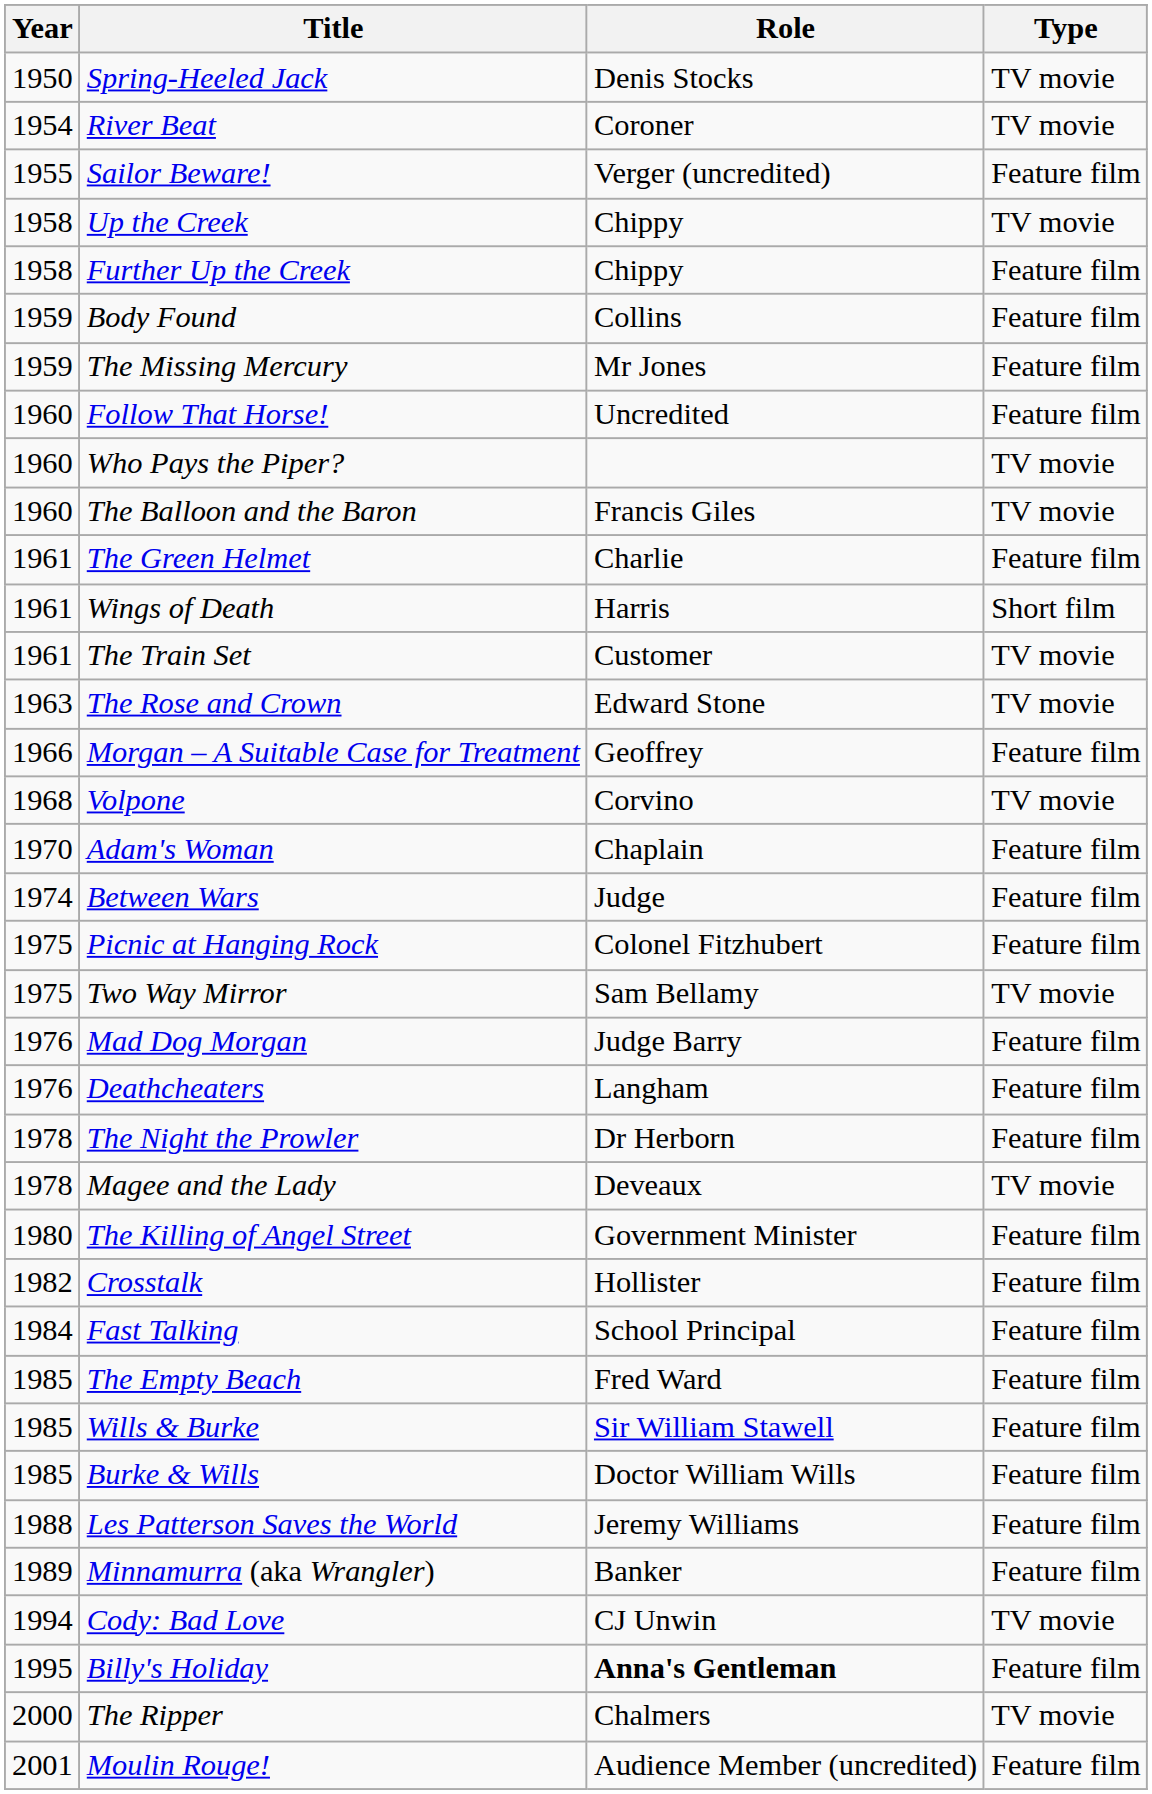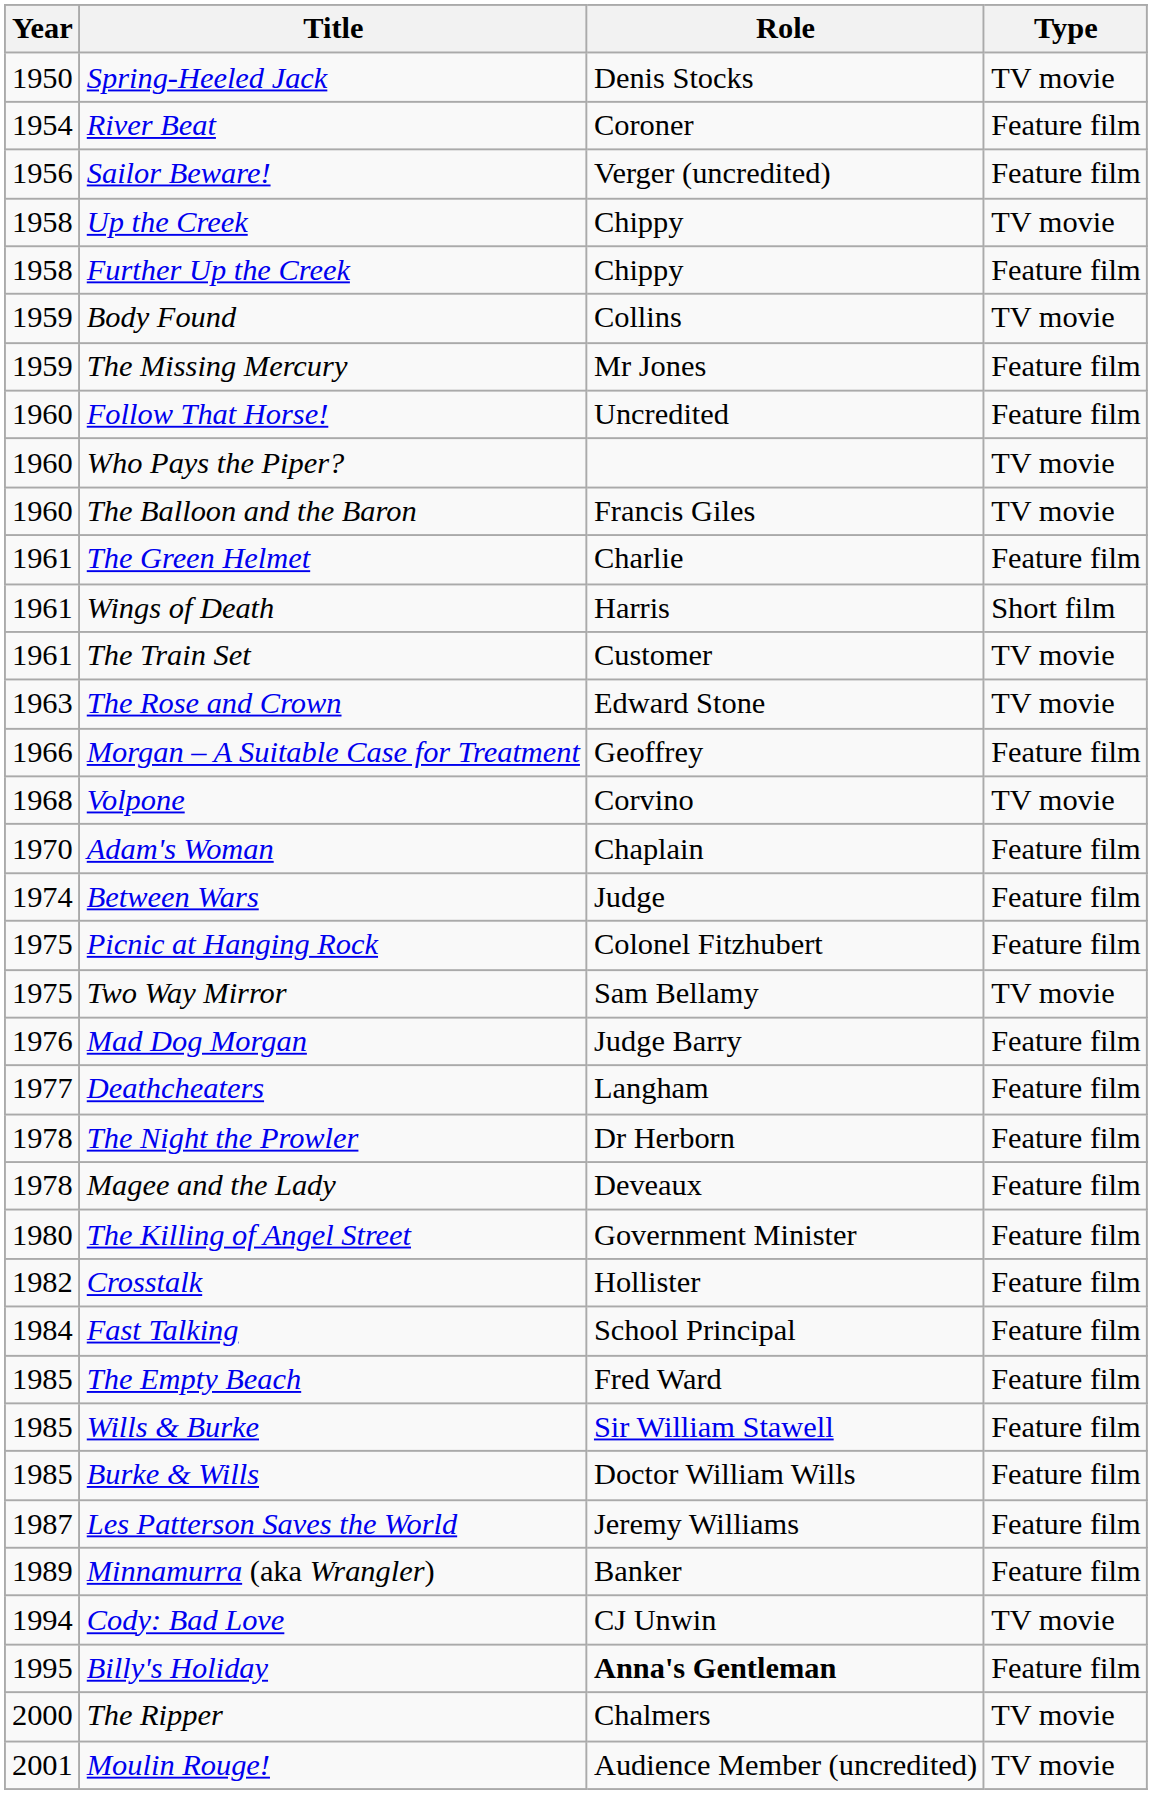(1053, 125) TV movie -> (1066, 125) Feature film
(42, 173) 1955 -> (42, 173) 1956
(1066, 317) Feature film -> (1053, 317) TV movie
(42, 1089) 1976 -> (42, 1089) 1977
(1053, 1185) TV movie -> (1066, 1185) Feature film
(42, 1523) 1988 -> (42, 1523) 1987
(1066, 1764) Feature film -> (1053, 1764) TV movie
